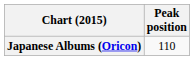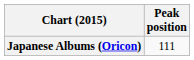(167, 45) 110 -> (167, 45) 111
